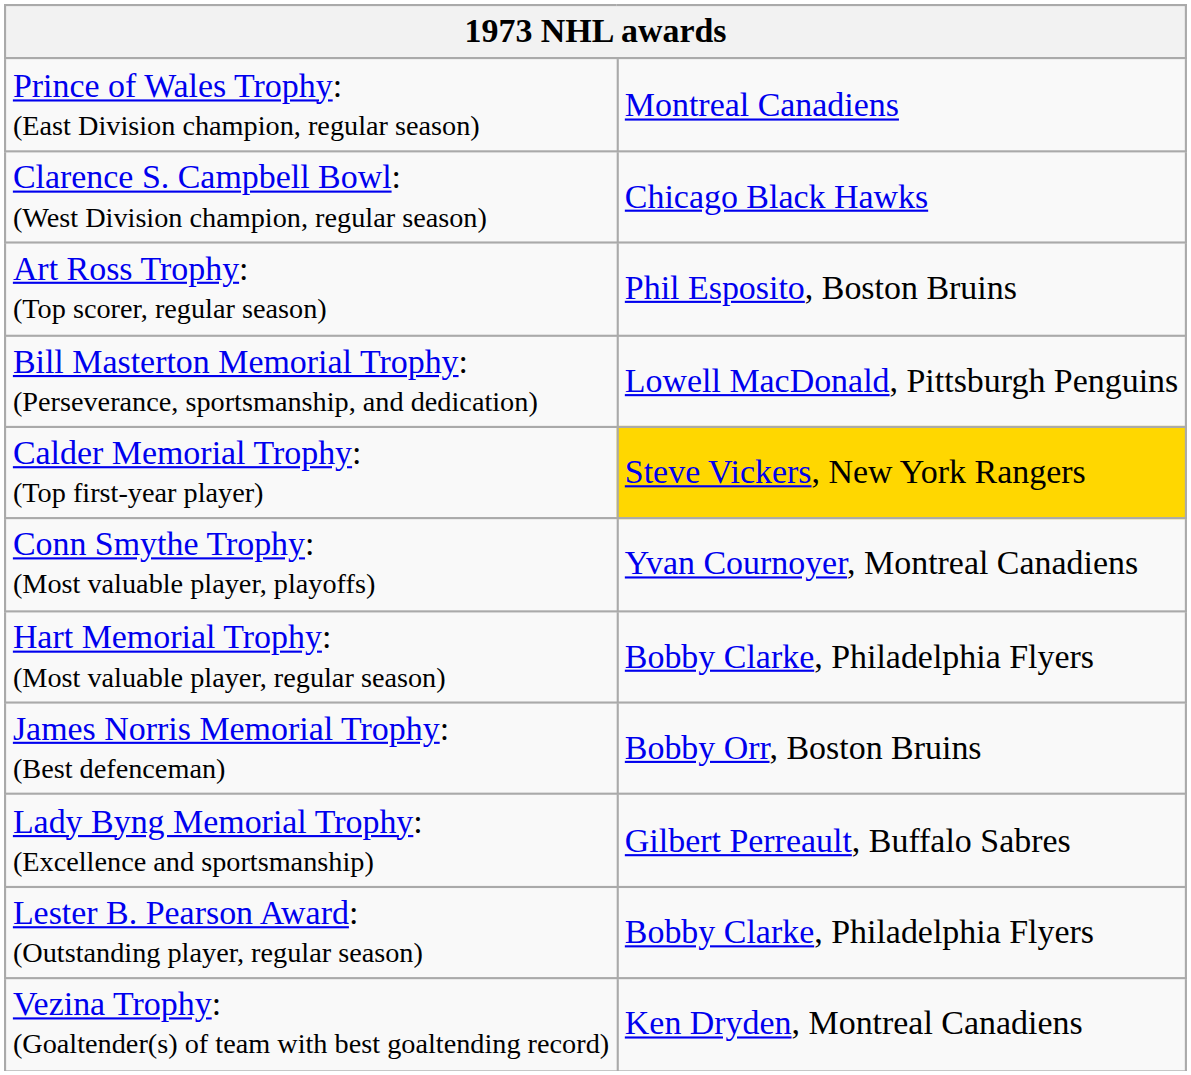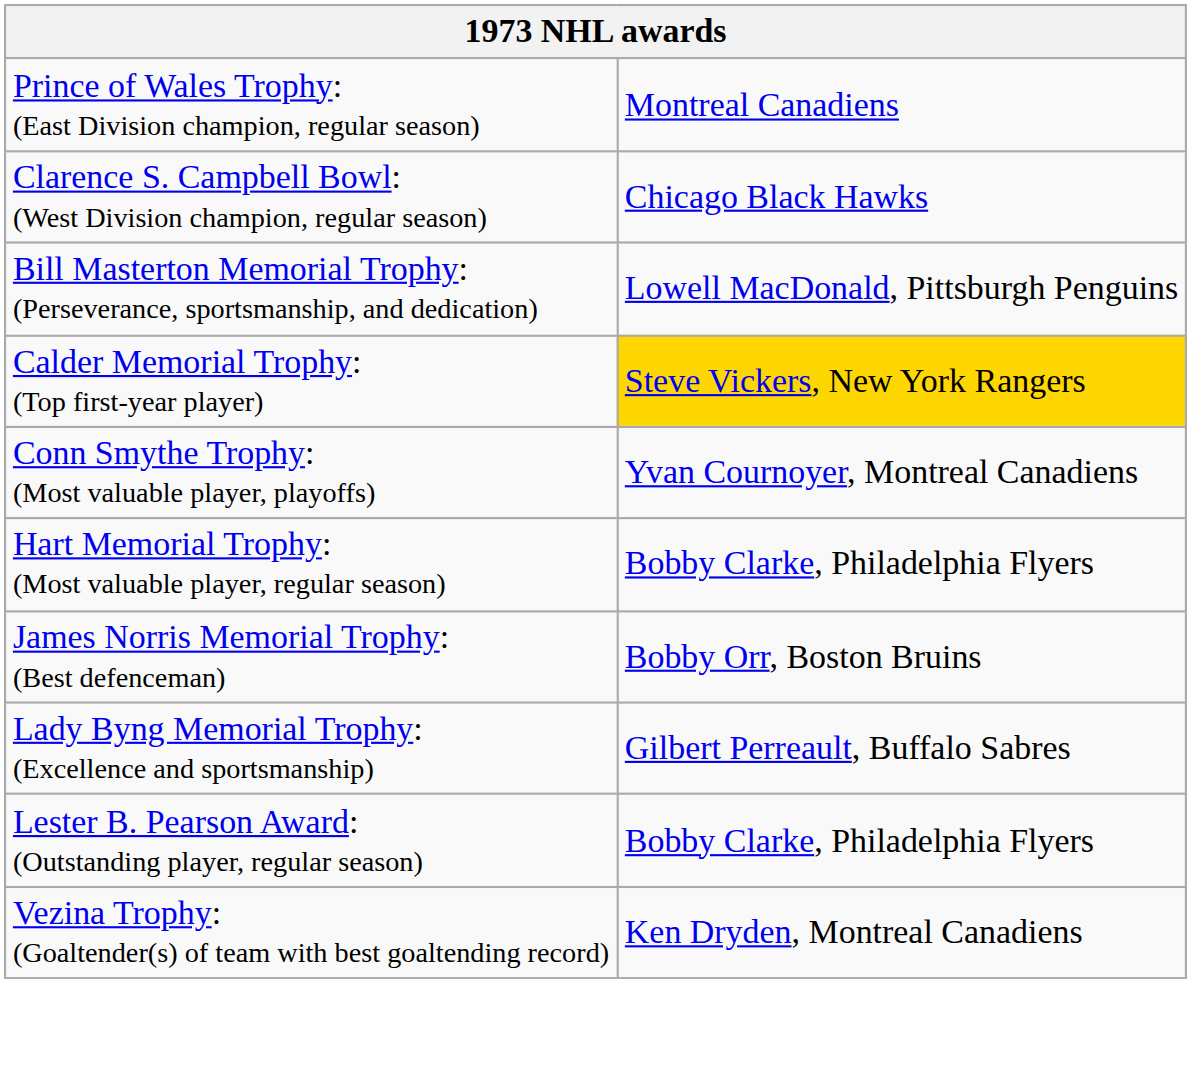- row: (170, 288)
